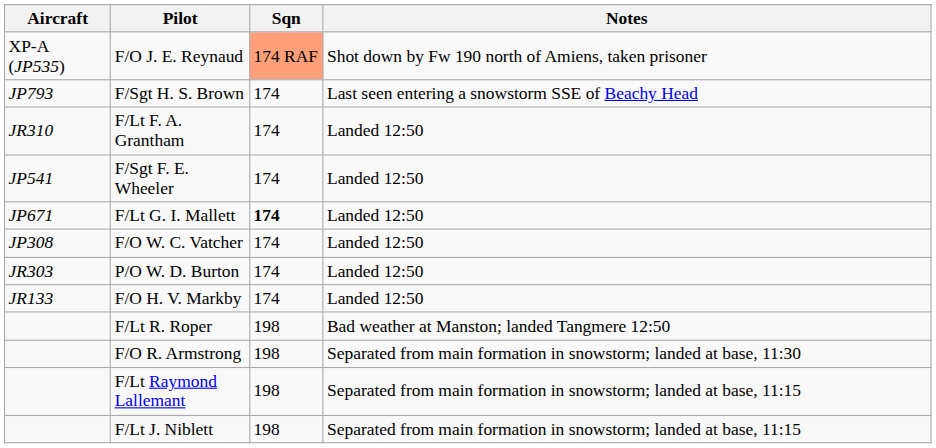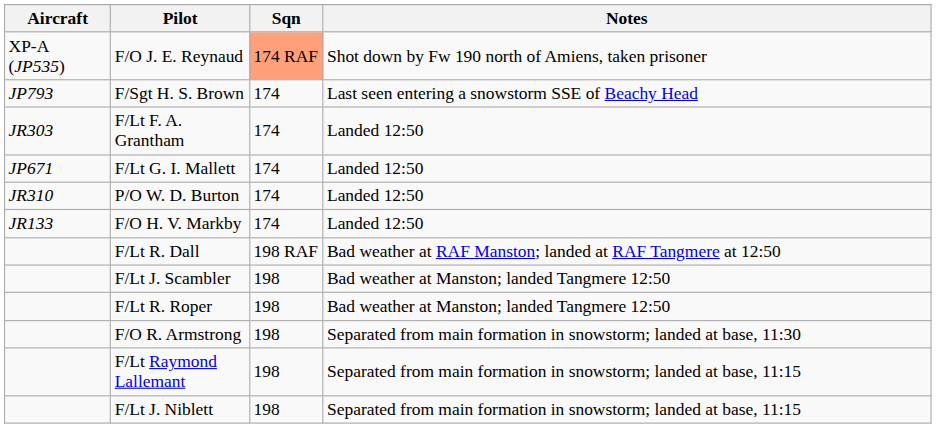(31, 130) JR310 -> (31, 130) JR303
- row: (152, 178)
(267, 215) bold -> (267, 168) normal
- row: (179, 243)
(31, 270) JR303 -> (31, 195) JR310
+ row: (157, 251)
+ row: (173, 278)
